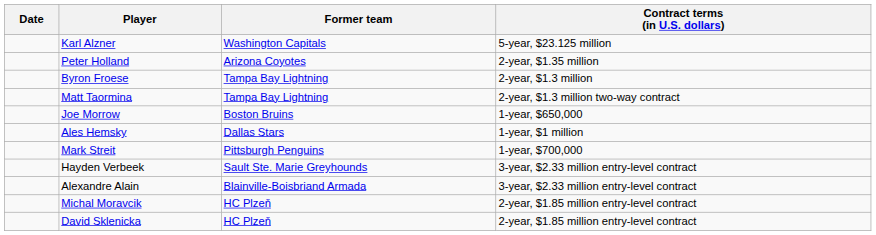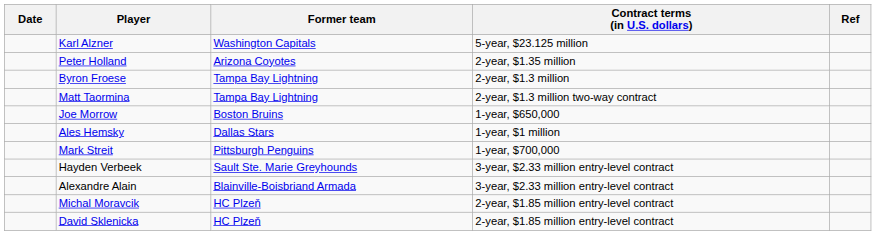+ column: (850, 19)
